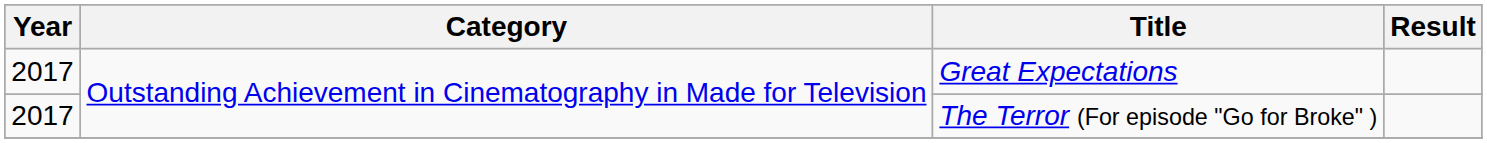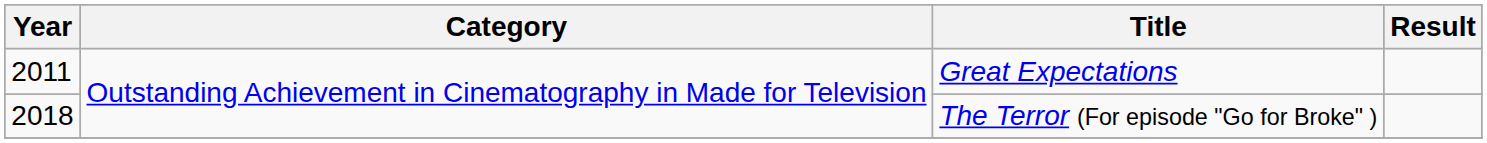(42, 71) 2017 -> (41, 71) 2011
(42, 115) 2017 -> (42, 115) 2018
